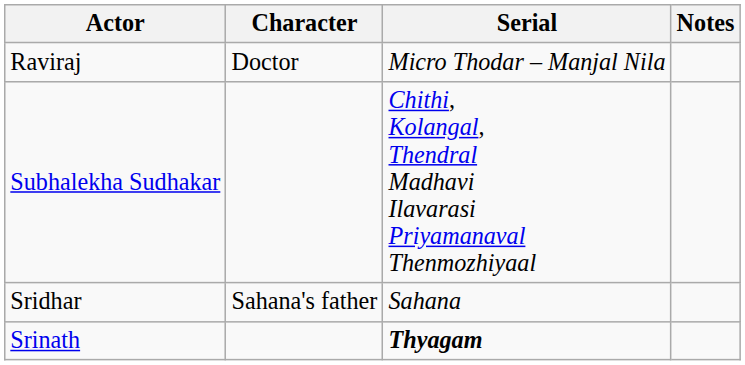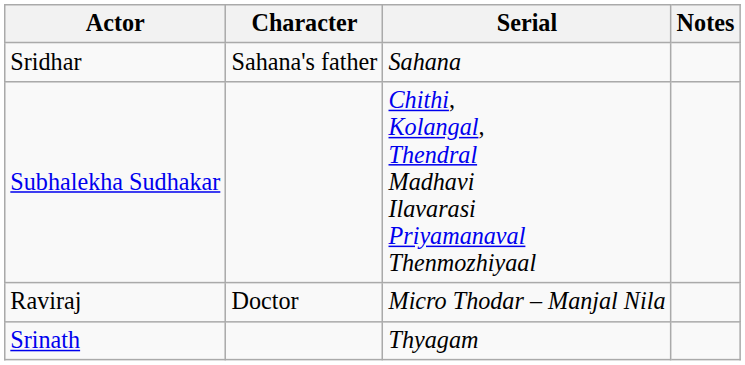rows swapped: (46, 61) <-> (46, 301)
(435, 340) bold -> (433, 340) normal
